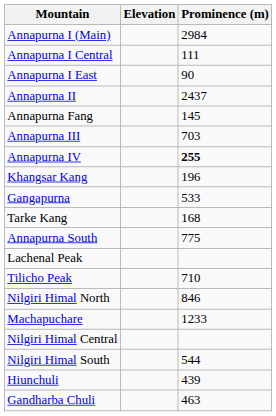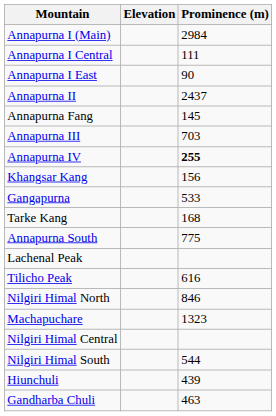(191, 177) 196 -> (191, 177) 156
(191, 278) 710 -> (191, 278) 616
(194, 319) 1233 -> (194, 319) 1323
